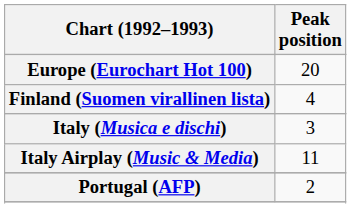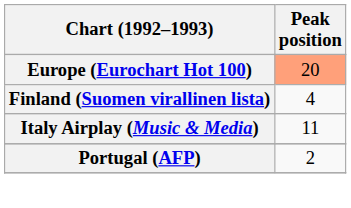(310, 69) no background -> (310, 69) lightsalmon background
- row: (140, 128)
